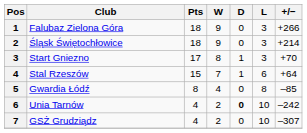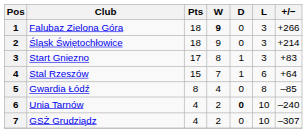(218, 27) normal -> (218, 27) bold
(289, 58) +70 -> (289, 58) +83
(289, 105) –242 -> (289, 105) –240
